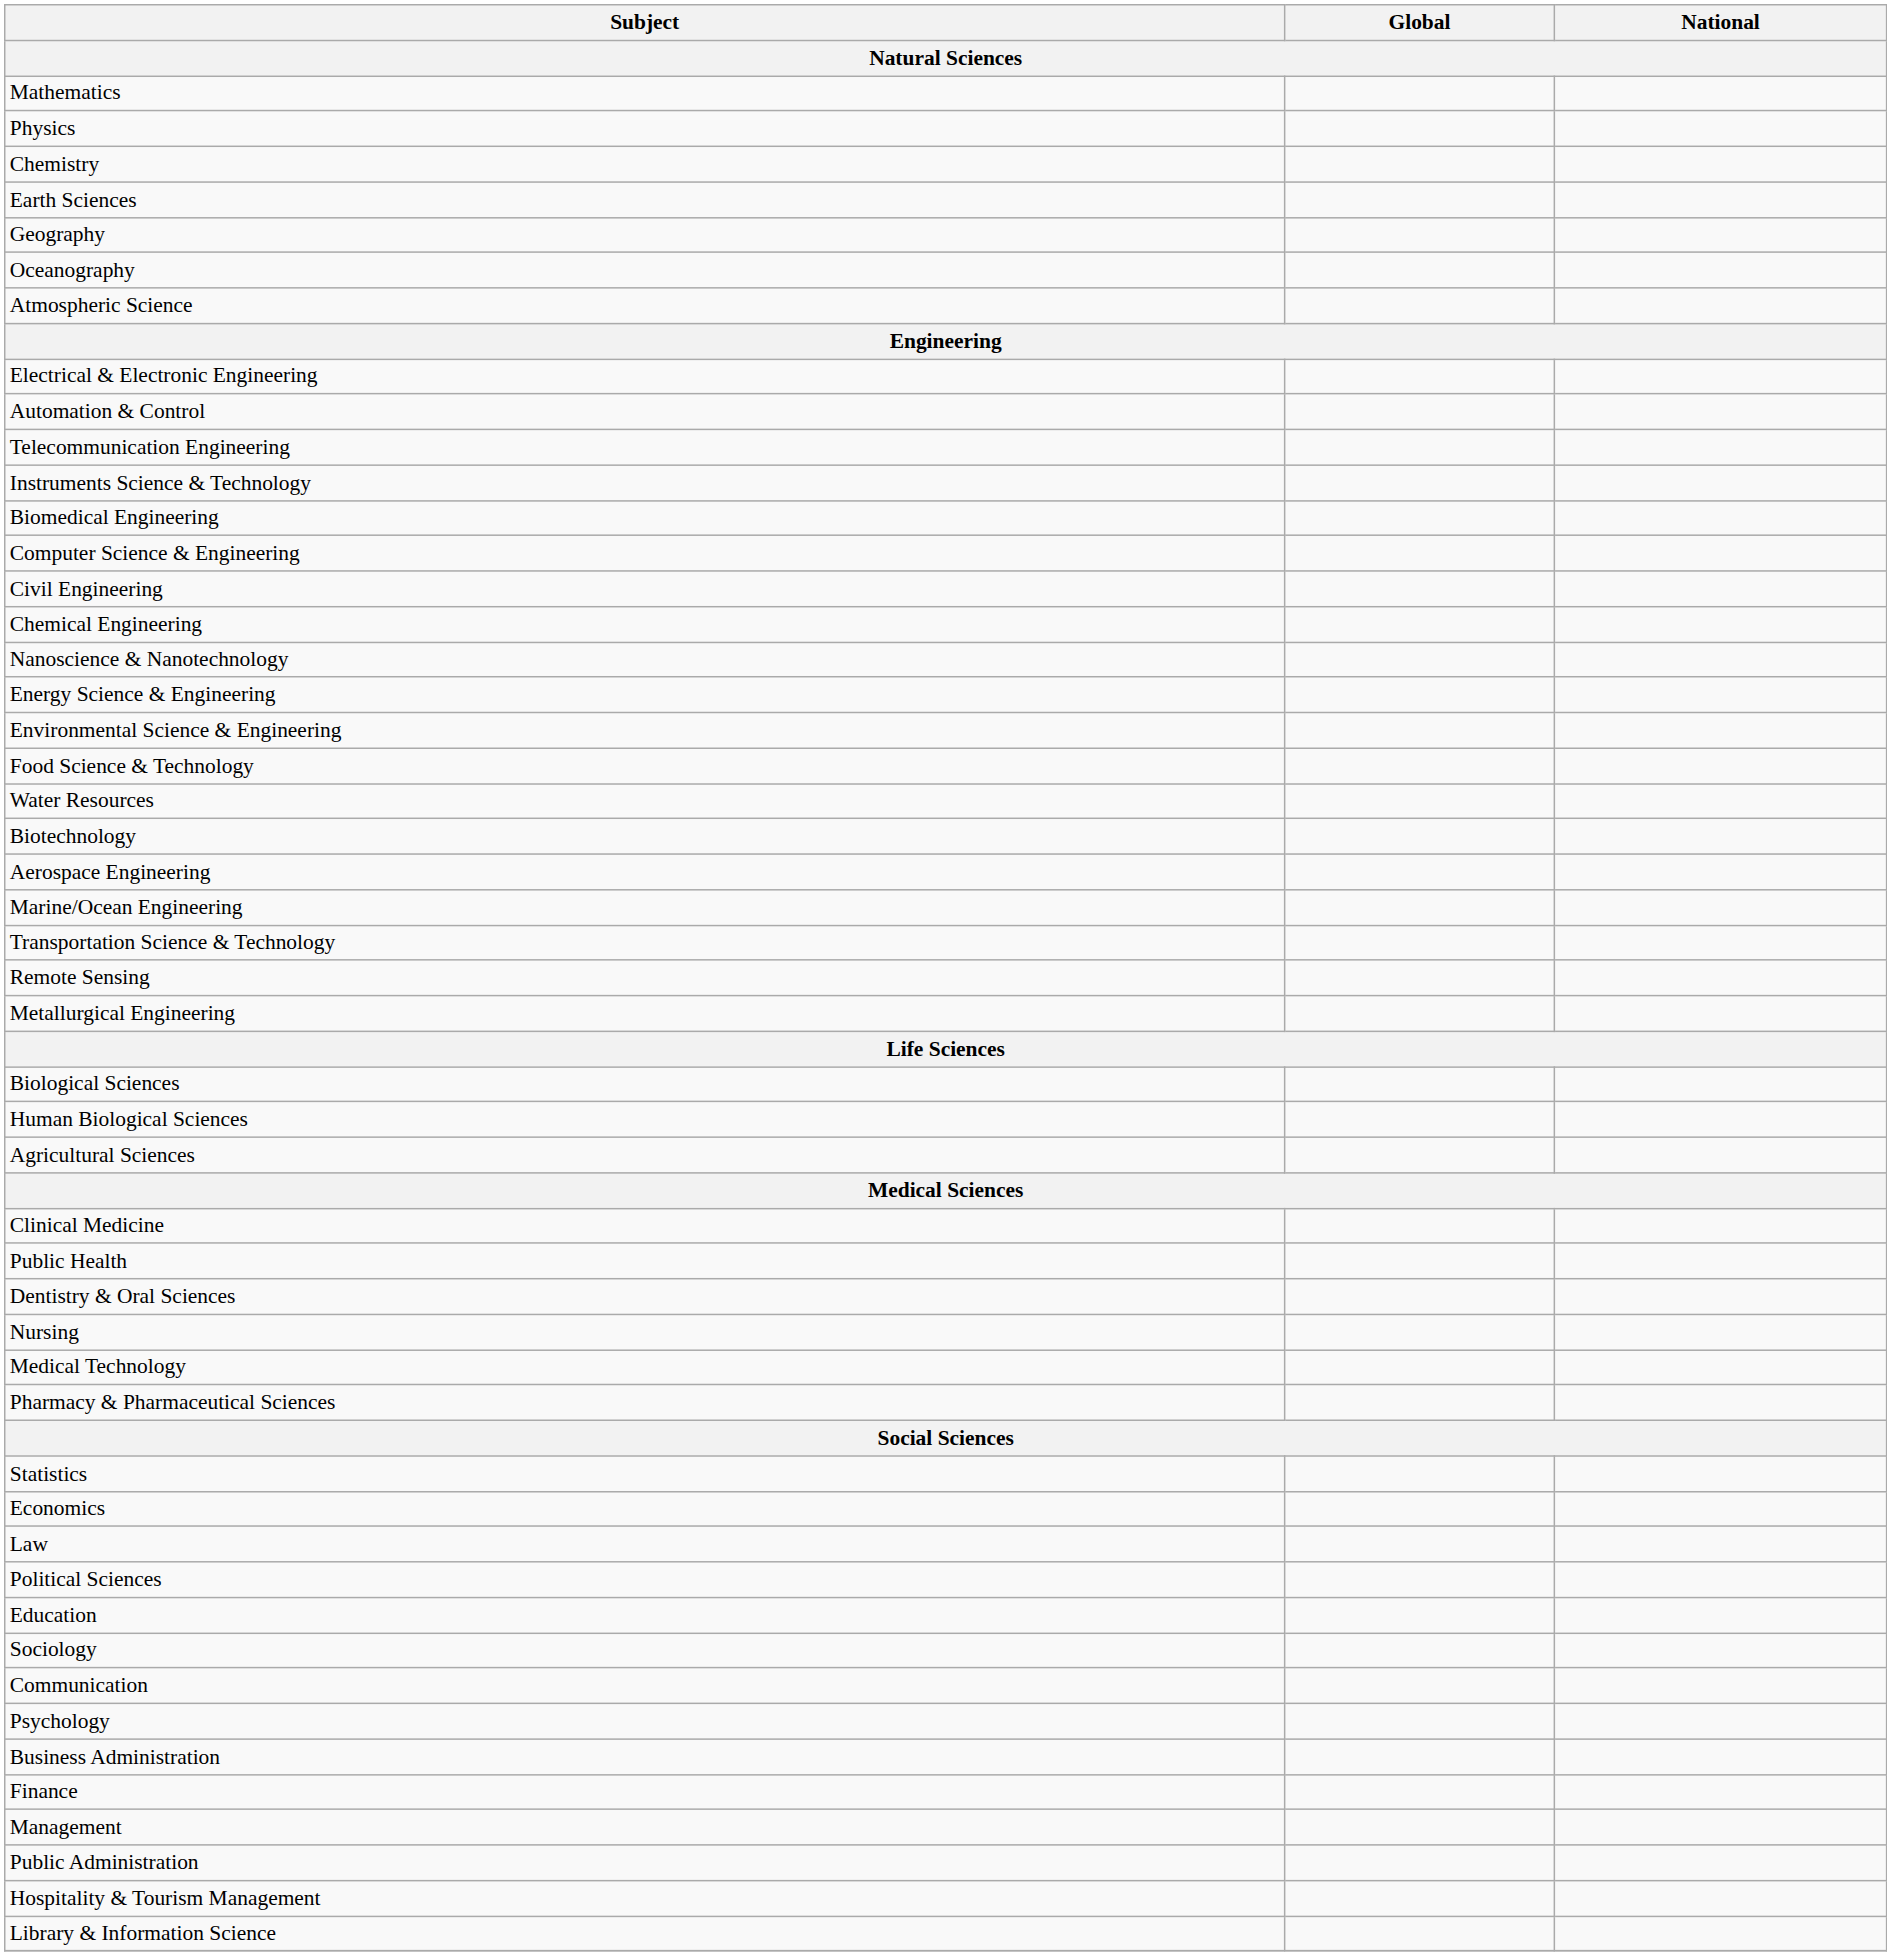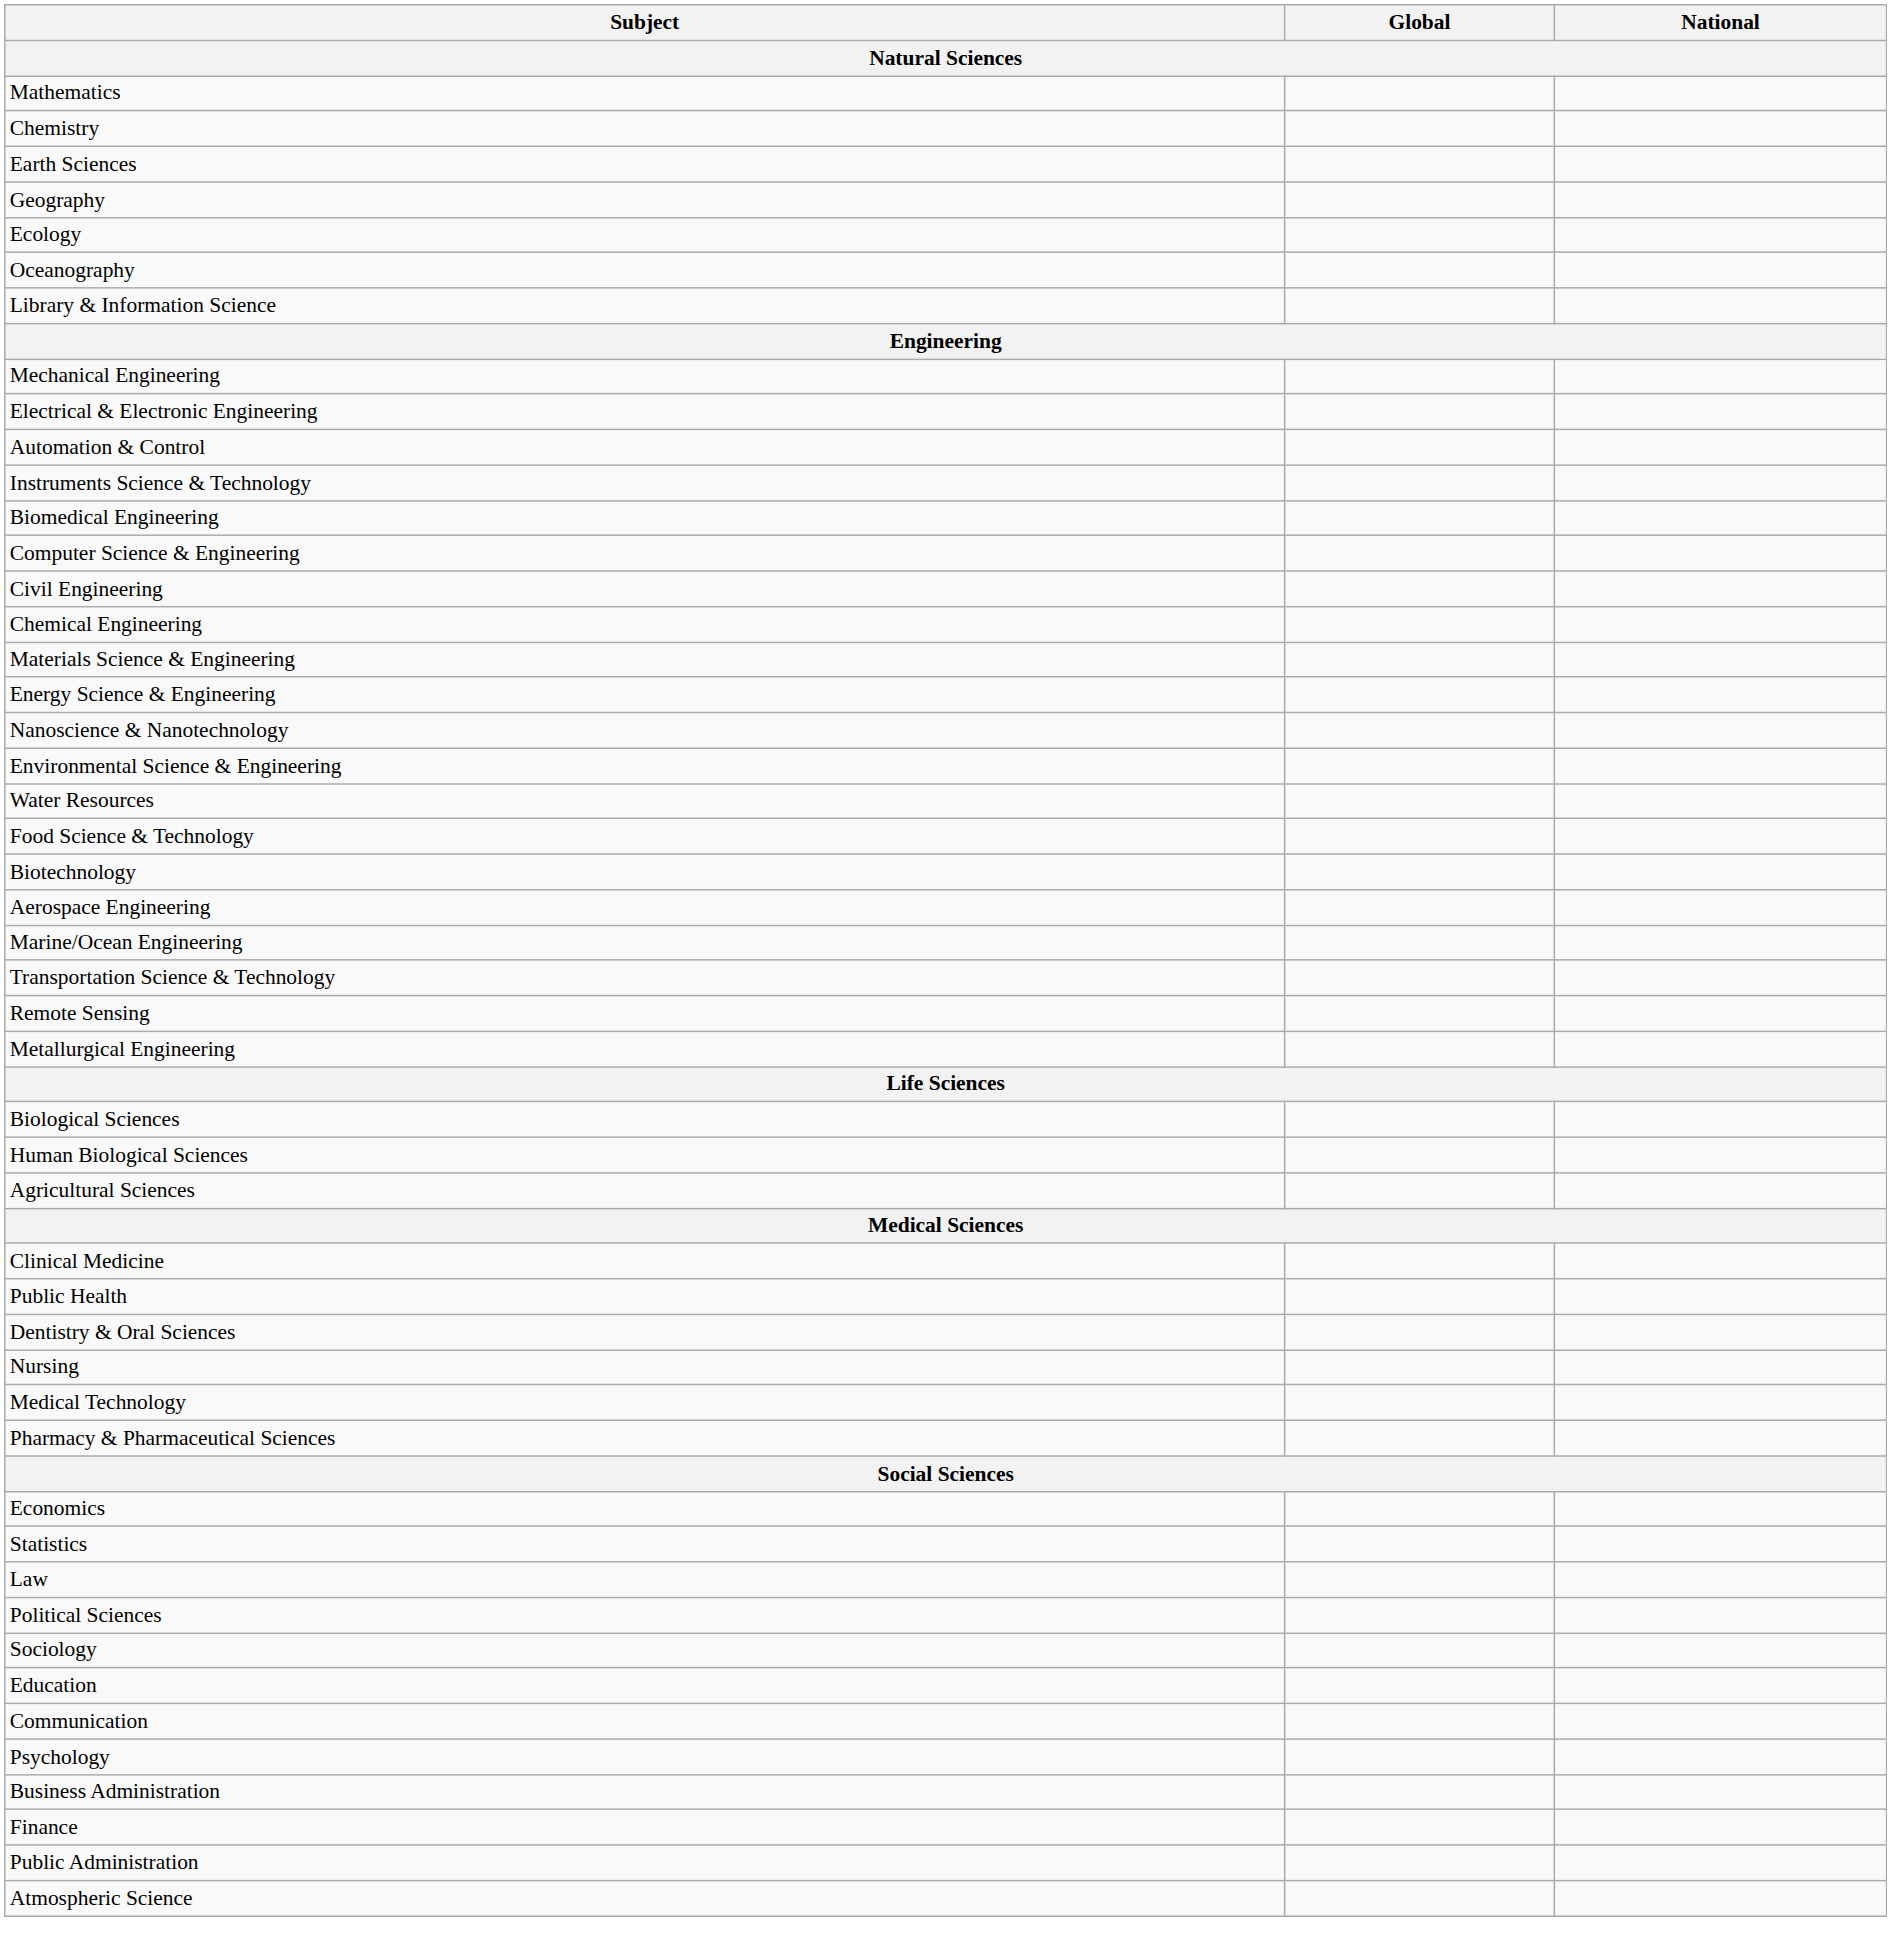- row: (43, 128)
+ row: (46, 234)
rows swapped: (101, 305) <-> (143, 1933)
+ row: (115, 376)
- row: (150, 447)
+ row: (152, 659)
rows swapped: (149, 659) <-> (143, 694)
rows swapped: (82, 801) <-> (132, 765)
rows swapped: (57, 1508) <-> (49, 1473)
rows swapped: (53, 1650) <-> (53, 1615)
- row: (66, 1827)
- row: (165, 1898)
